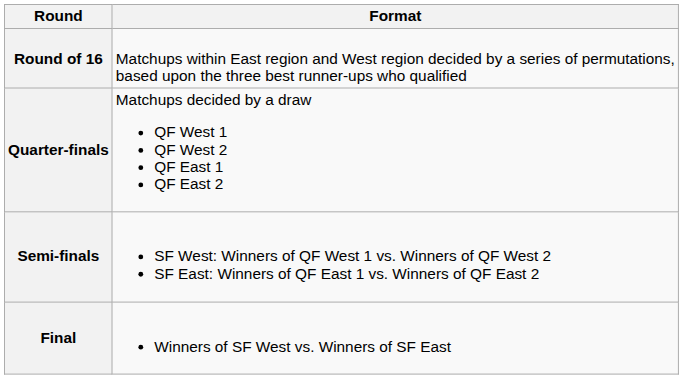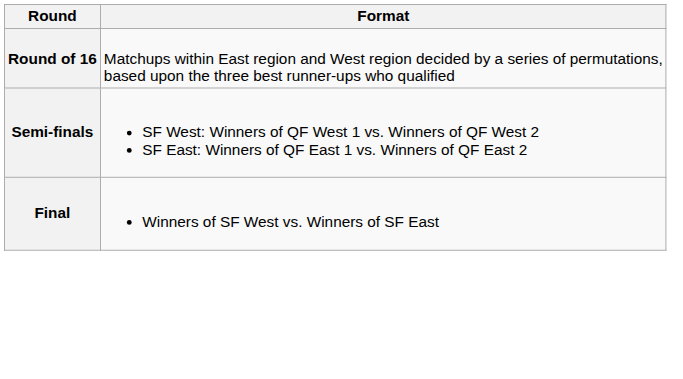- row: (58, 149)
